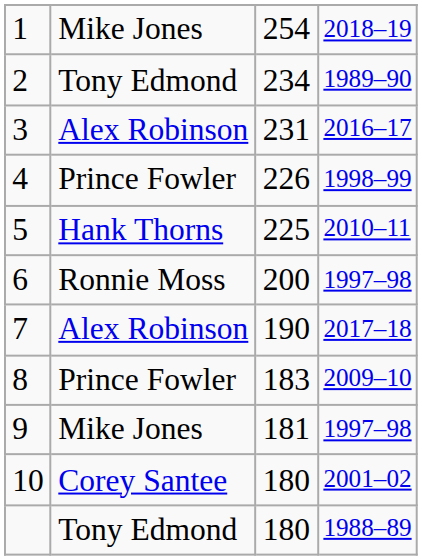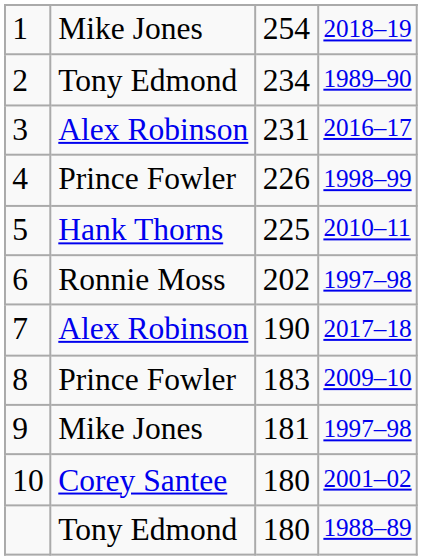(286, 279) 200 -> (286, 279) 202
